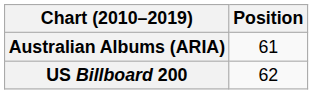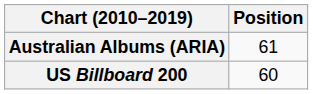(268, 74) 62 -> (268, 74) 60
